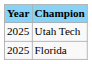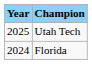(18, 50) 2025 -> (18, 50) 2024
